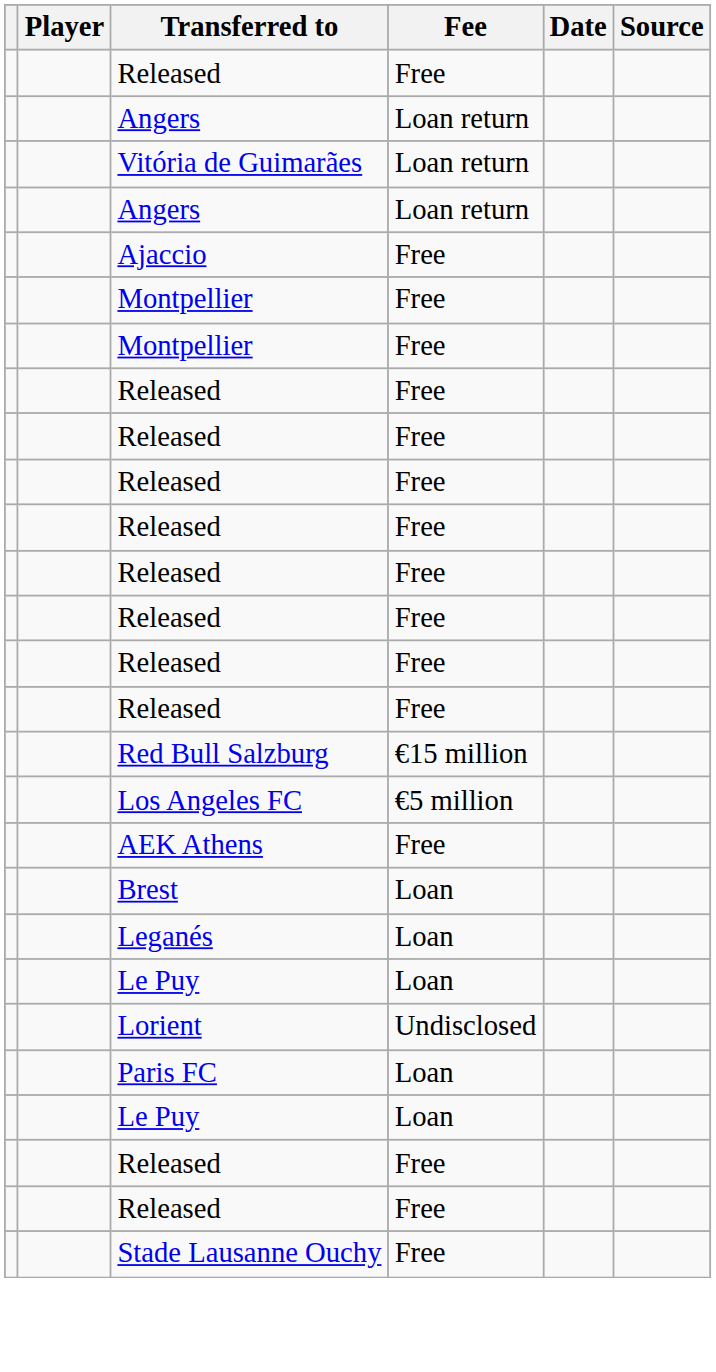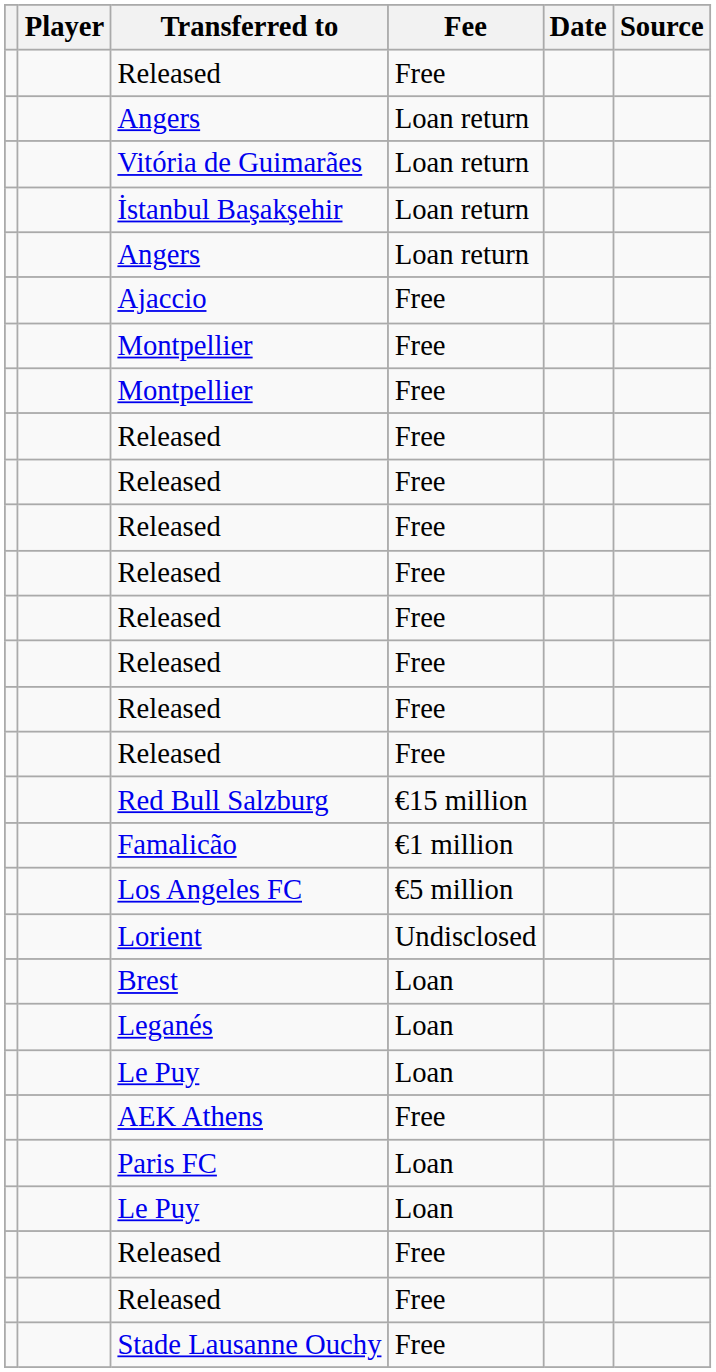+ row: (230, 208)
+ row: (177, 844)
rows swapped: (190, 844) <-> (160, 1026)
